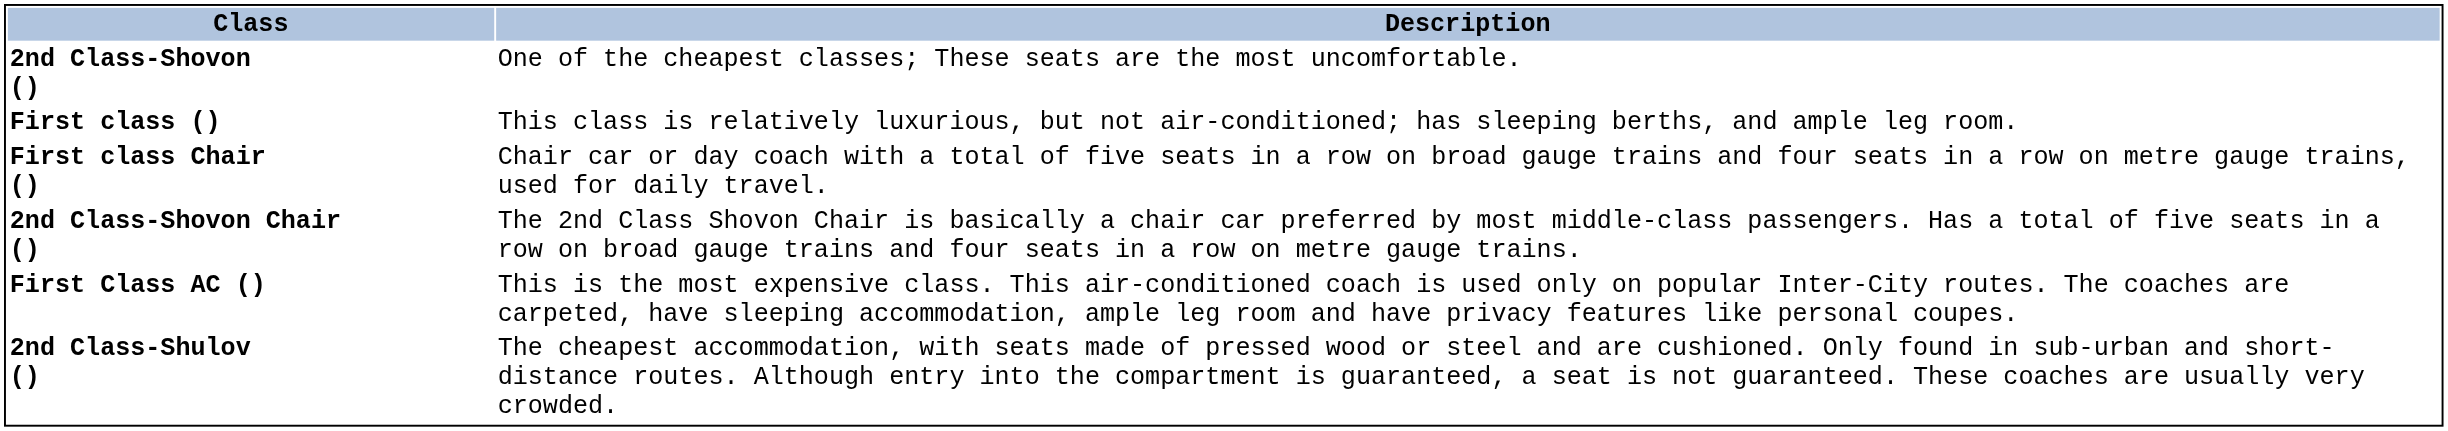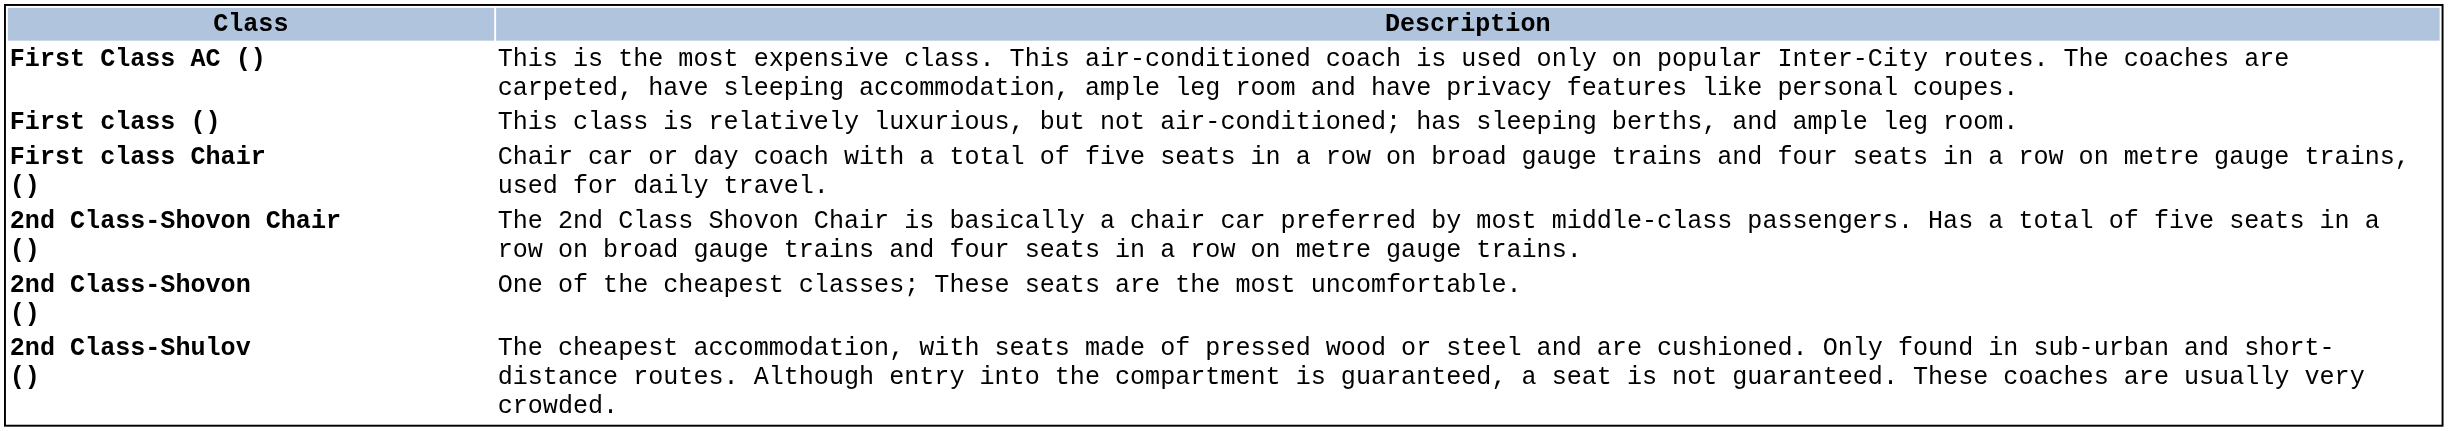rows swapped: (138, 285) <-> (130, 73)
